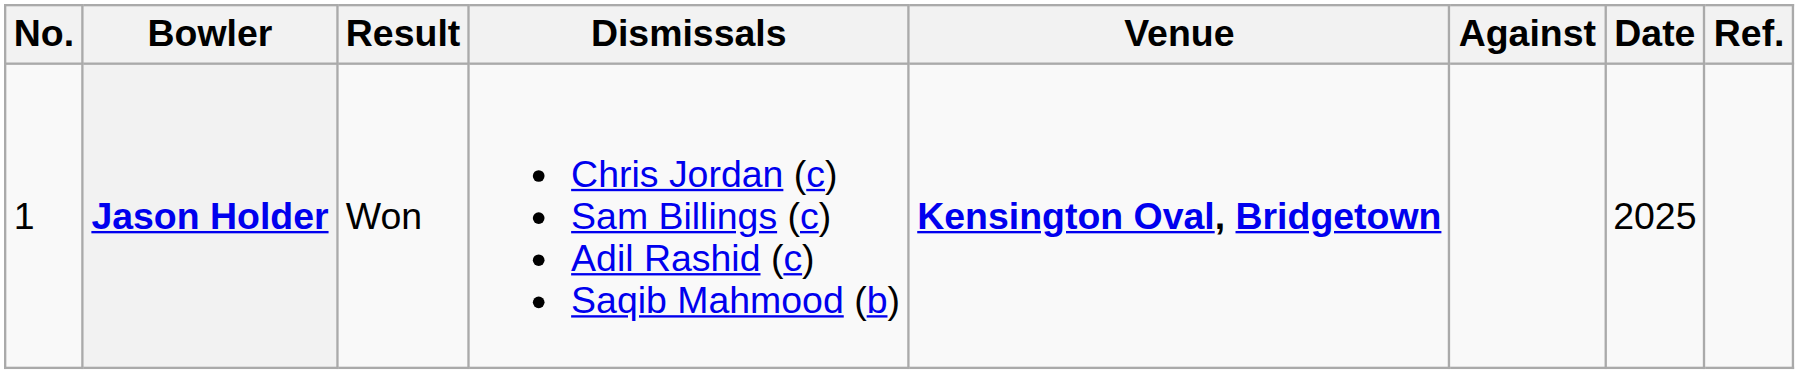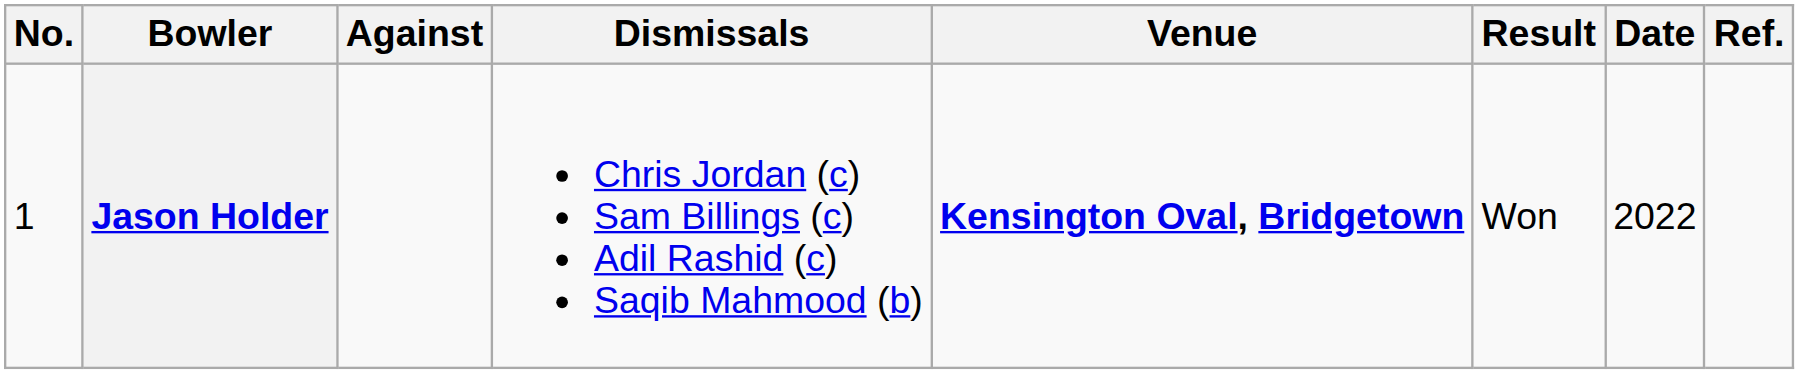columns swapped: (1527, 34) <-> (403, 34)
(1655, 215) 2025 -> (1655, 215) 2022
